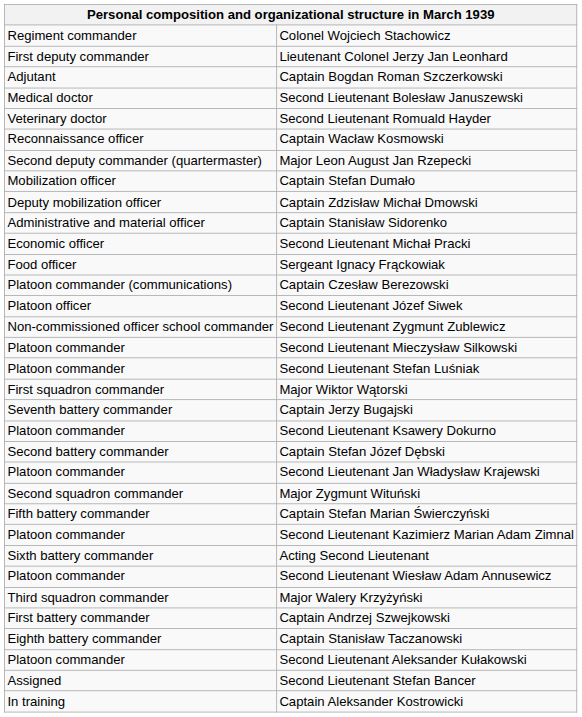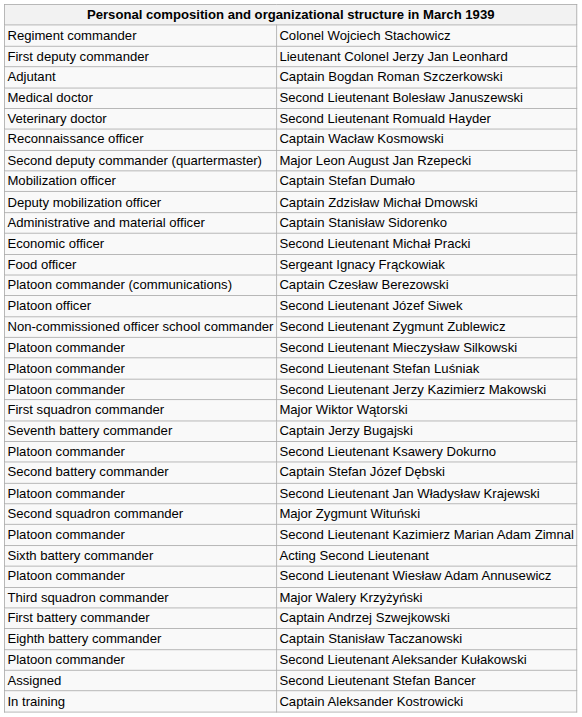+ row: (413, 389)
- row: (384, 514)
